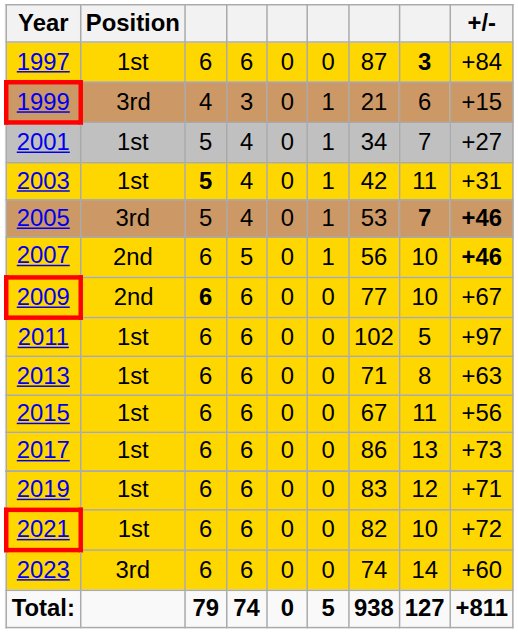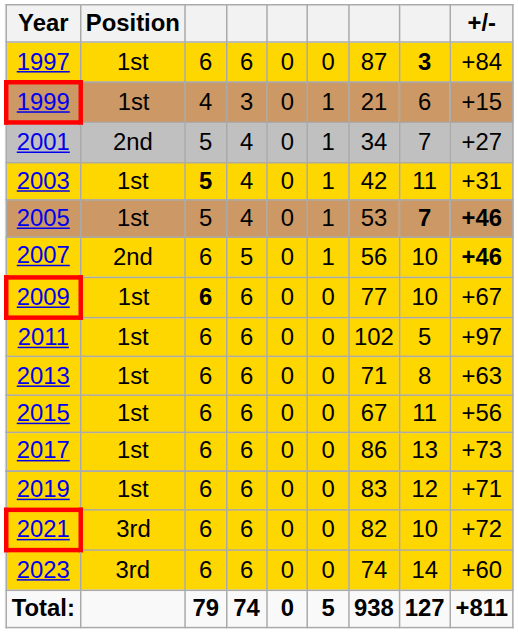(134, 102) 3rd -> (134, 102) 1st
(133, 142) 1st -> (133, 142) 2nd
(133, 218) 3rd -> (133, 218) 1st
(134, 297) 2nd -> (134, 297) 1st
(134, 529) 1st -> (134, 529) 3rd
